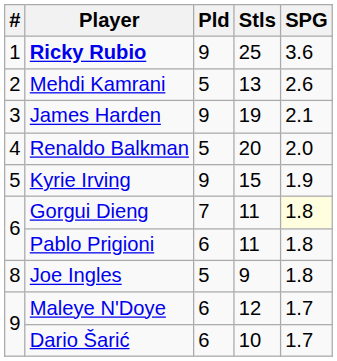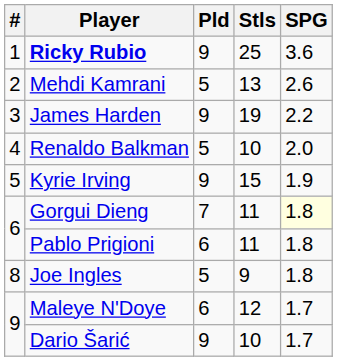(299, 116) 2.1 -> (299, 116) 2.2
(250, 148) 20 -> (250, 148) 10
(204, 340) 6 -> (204, 340) 9
